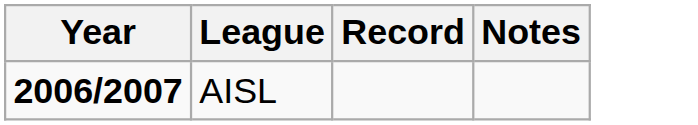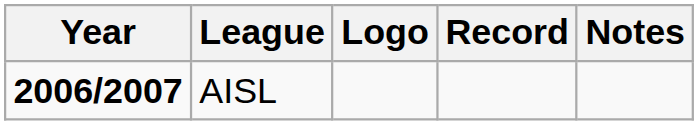+ column: (385, 32)
